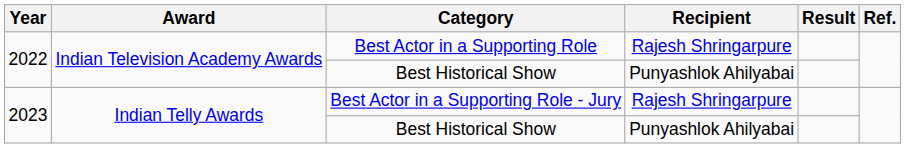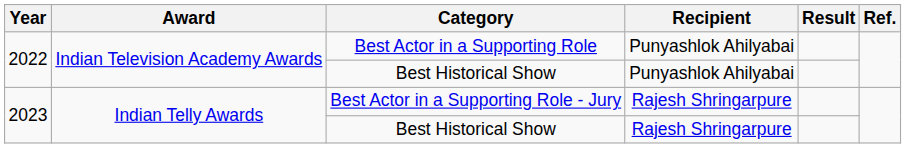(712, 45) Rajesh Shringarpure -> (712, 45) Punyashlok Ahilyabai
(712, 128) Punyashlok Ahilyabai -> (712, 128) Rajesh Shringarpure
